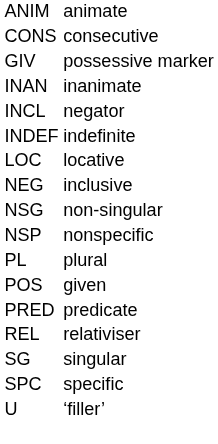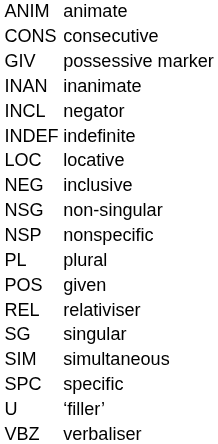- row: (30, 309)
+ row: (20, 359)
+ row: (22, 434)
